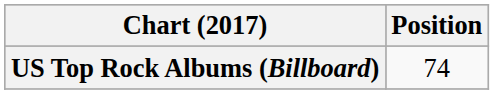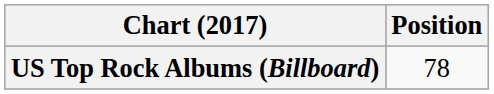(437, 67) 74 -> (437, 67) 78
